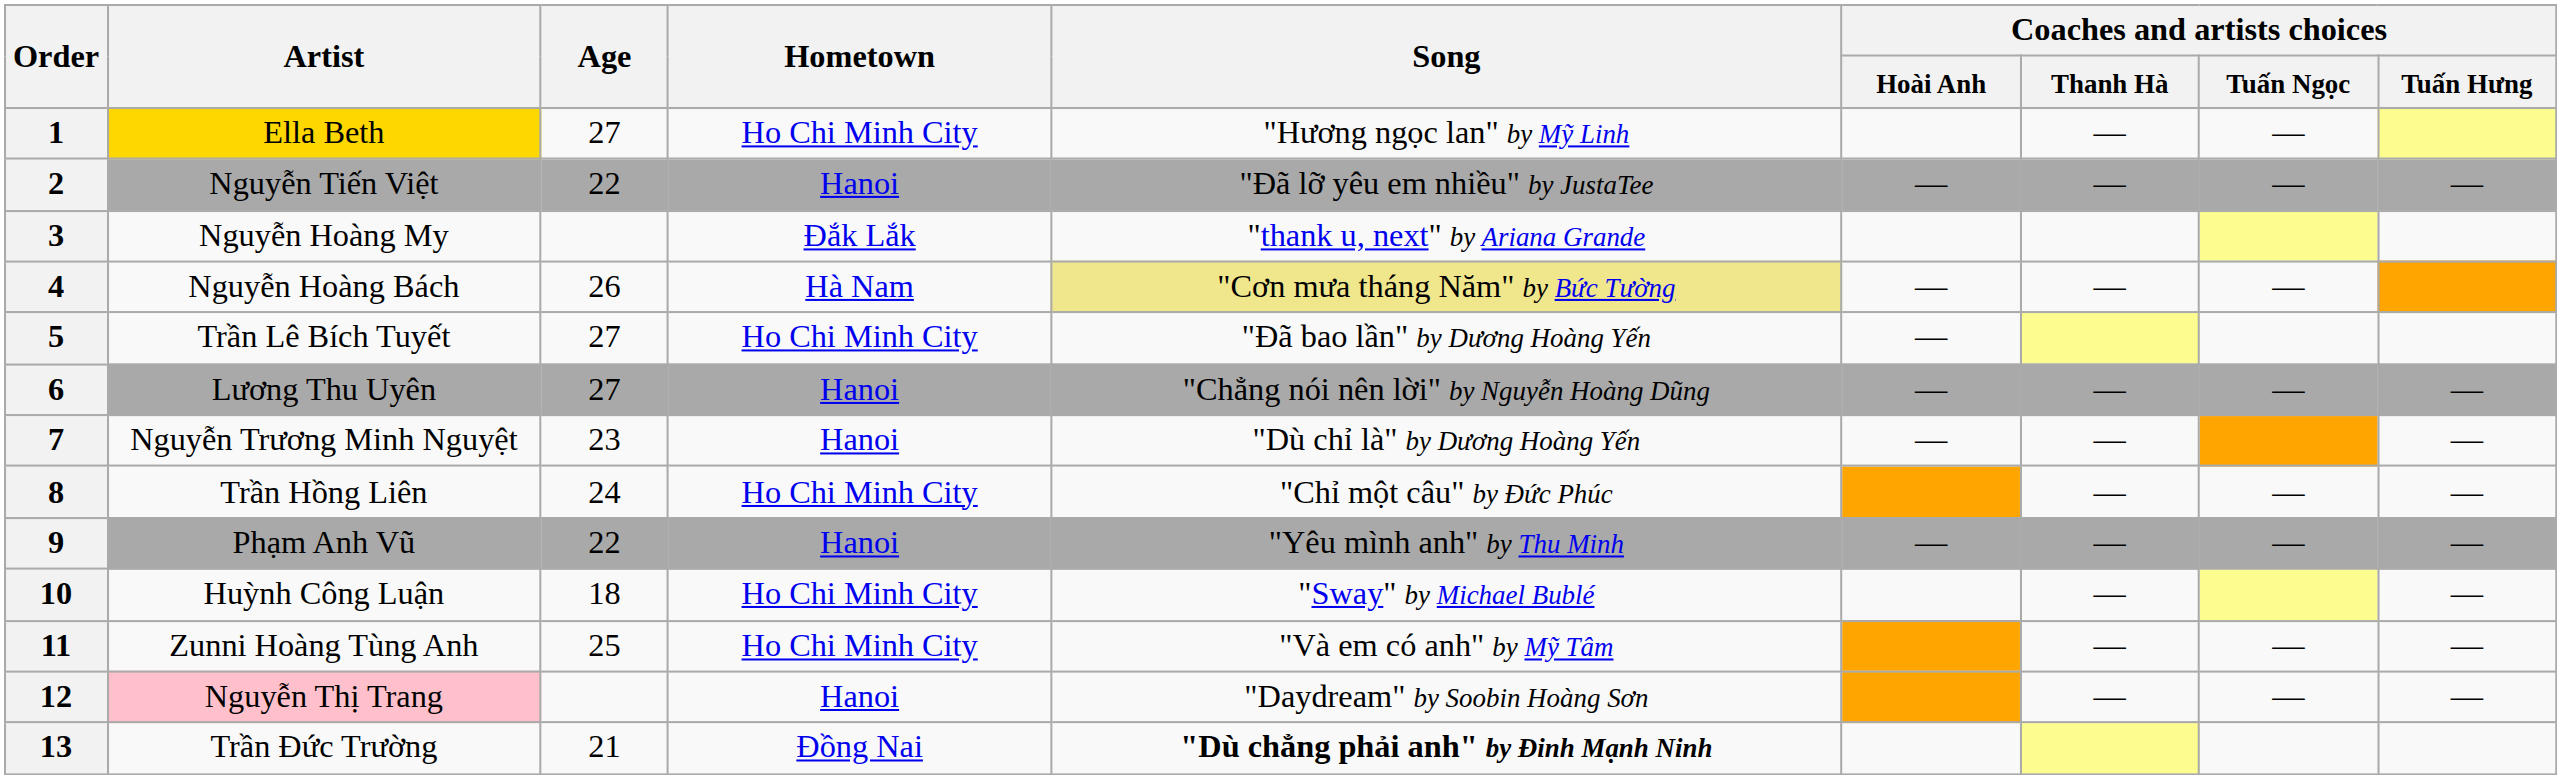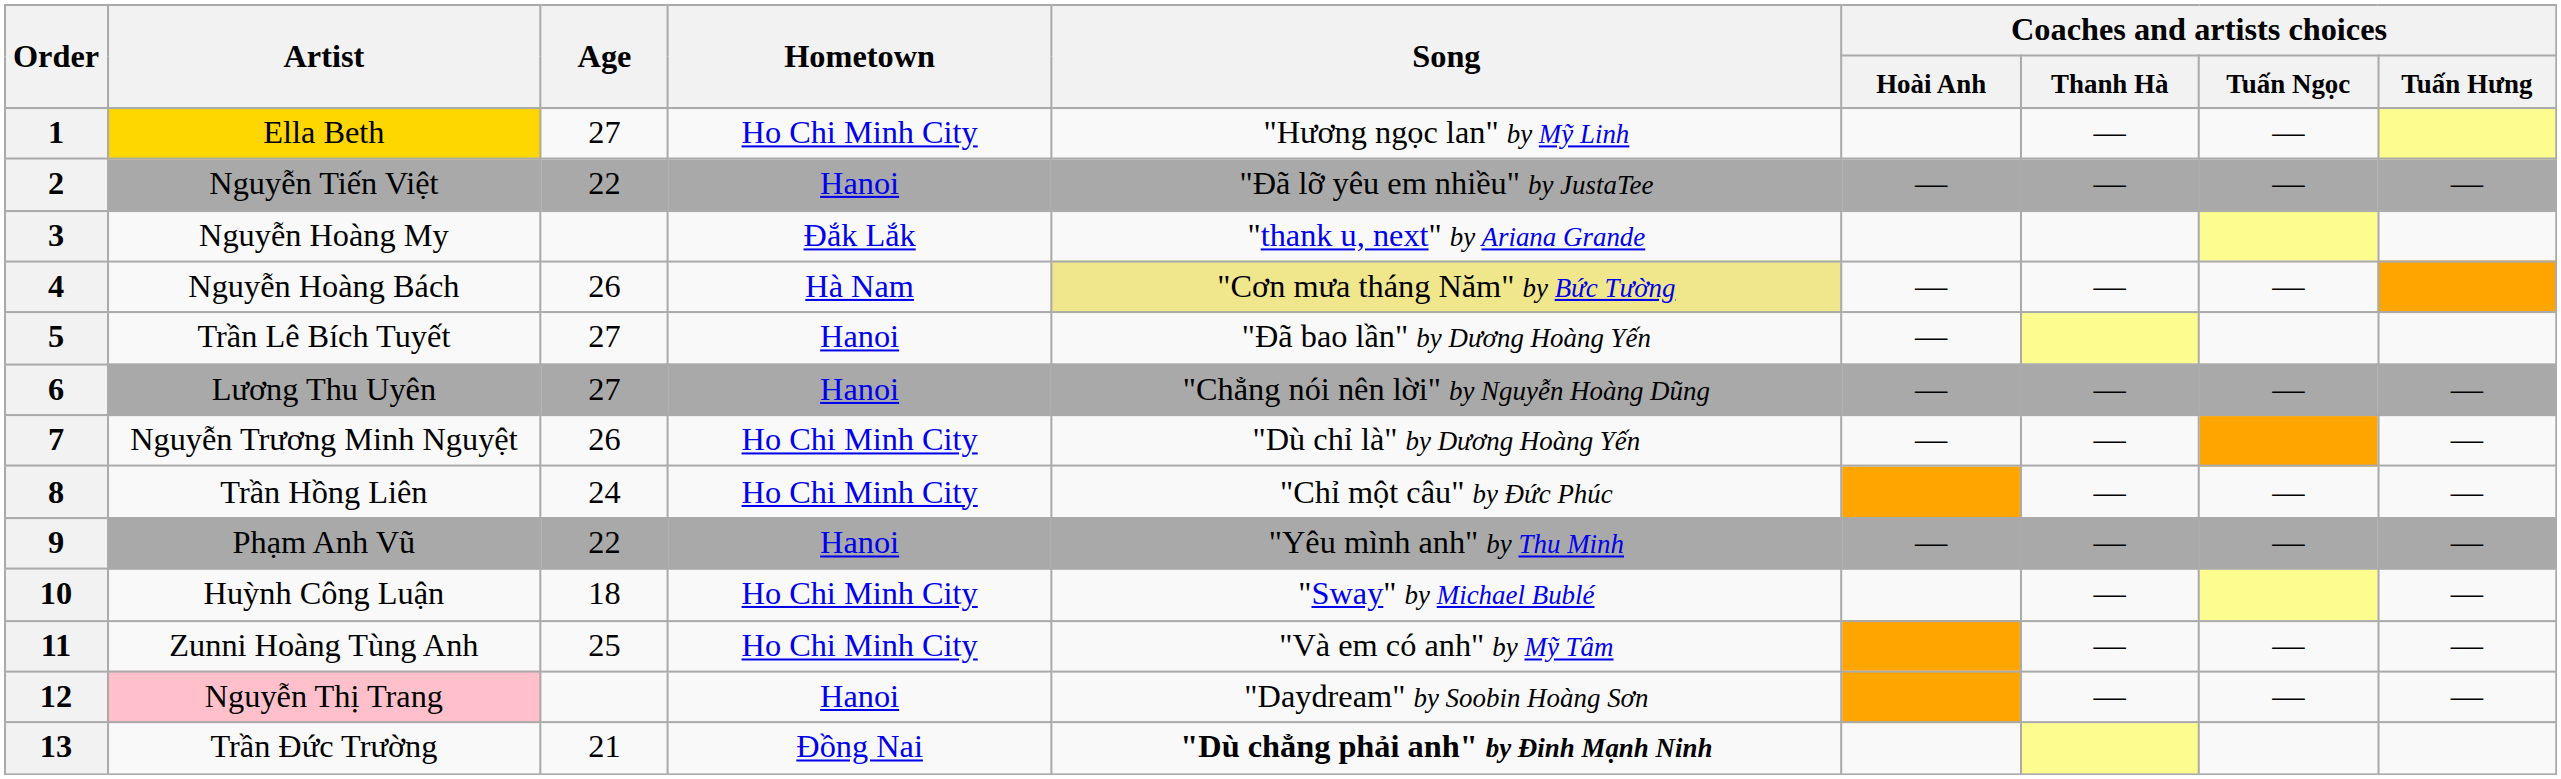(860, 337) Ho Chi Minh City -> (860, 337) Hanoi
(605, 440) 23 -> (605, 440) 26
(860, 440) Hanoi -> (860, 440) Ho Chi Minh City
